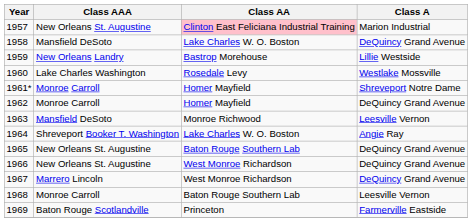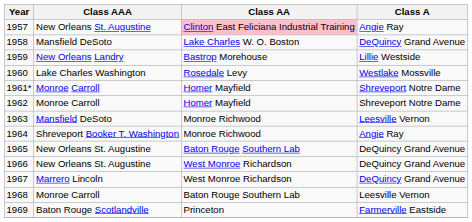(395, 27) Marion Industrial -> (381, 27) Angie Ray
(412, 103) DeQuincy Grand Avenue -> (410, 103) Shreveport Notre Dame
(241, 133) Lake Charles W. O. Boston -> (222, 133) Monroe Richwood
